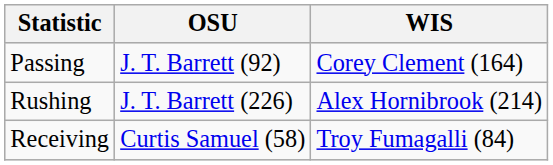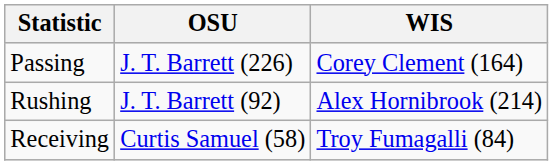(200, 62) J. T. Barrett (92) -> (207, 62) J. T. Barrett (226)
(207, 100) J. T. Barrett (226) -> (200, 100) J. T. Barrett (92)
